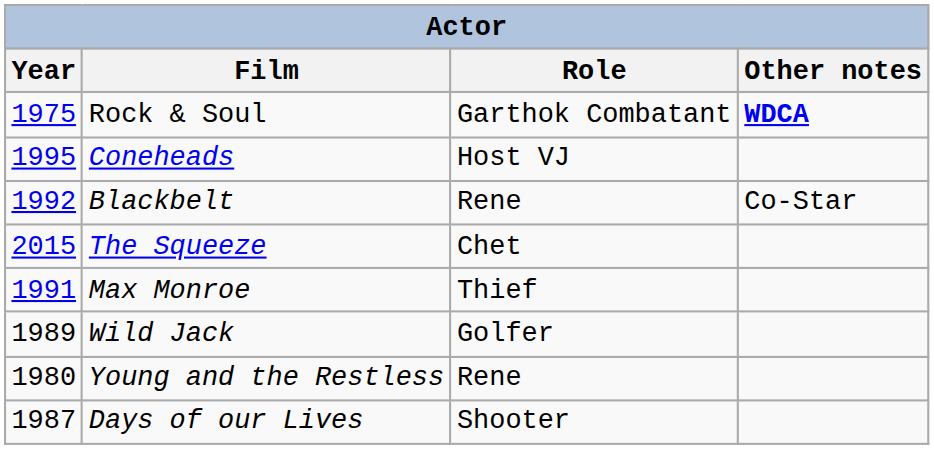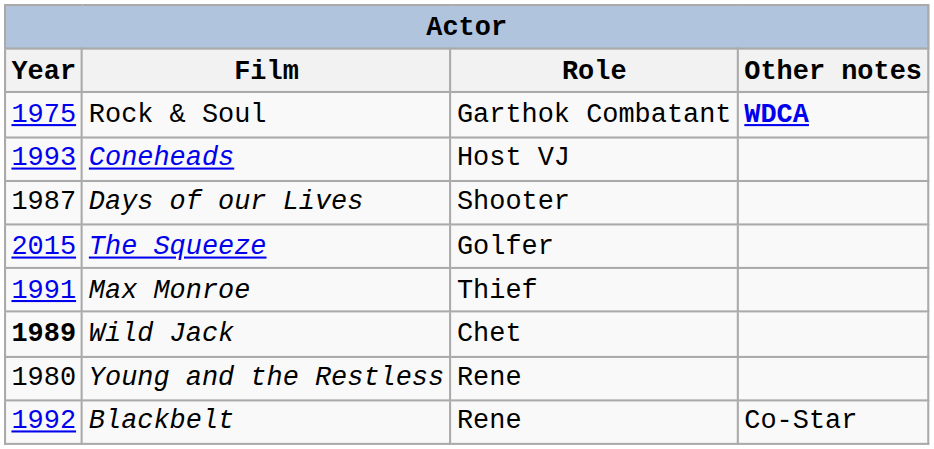(44, 159) 1995 -> (44, 159) 1993
rows swapped: (162, 202) <-> (226, 422)
(489, 246) Chet -> (505, 246) Golfer
(44, 334) normal -> (44, 334) bold
(505, 334) Golfer -> (489, 334) Chet
